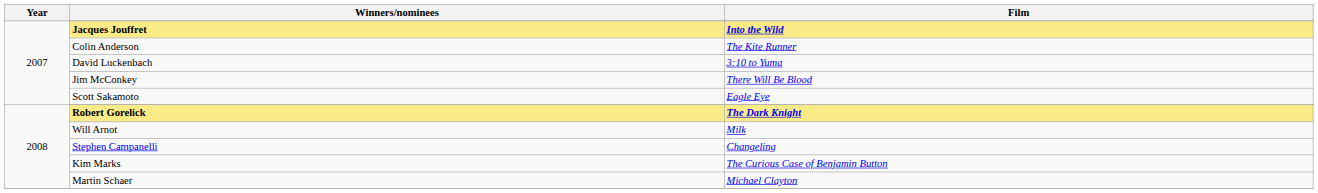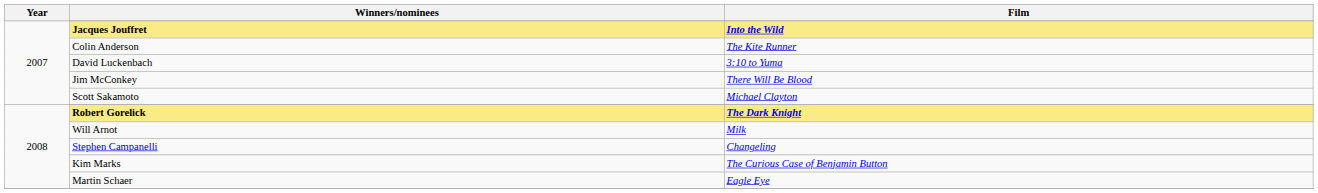(748, 96) Eagle Eye -> (762, 96) Michael Clayton
(762, 180) Michael Clayton -> (748, 180) Eagle Eye
